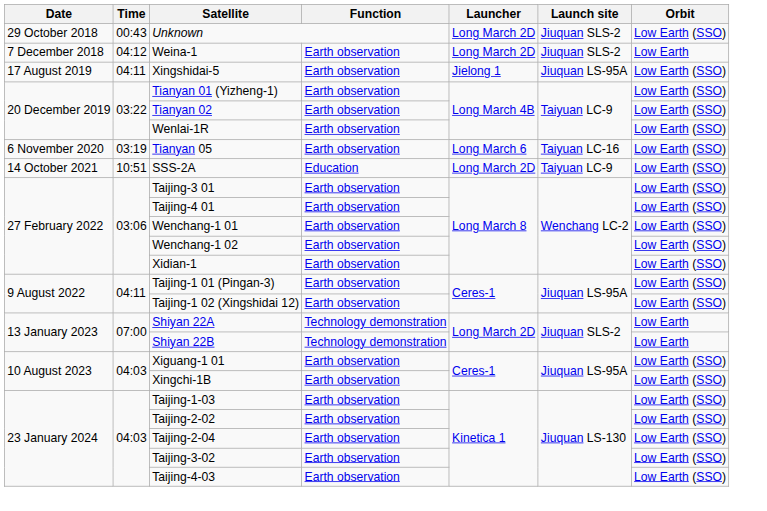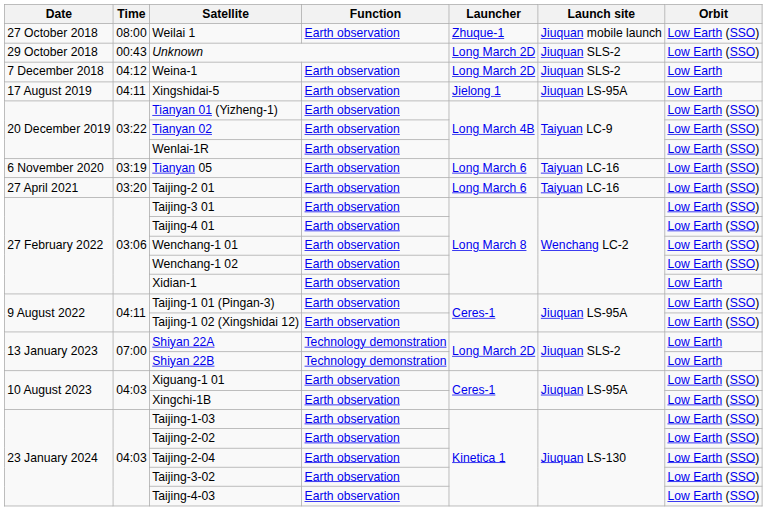+ row: (174, 33)
(680, 71) Low Earth (SSO) -> (695, 91) Low Earth
+ row: (183, 187)
- row: (174, 168)
(680, 264) Low Earth (SSO) -> (695, 284) Low Earth
